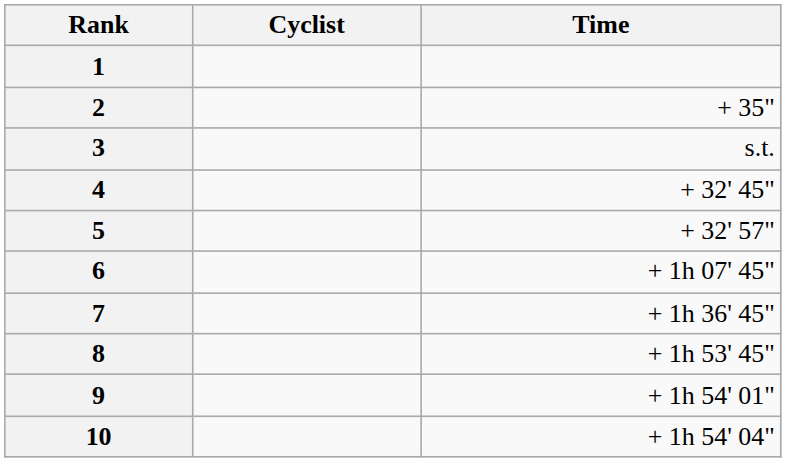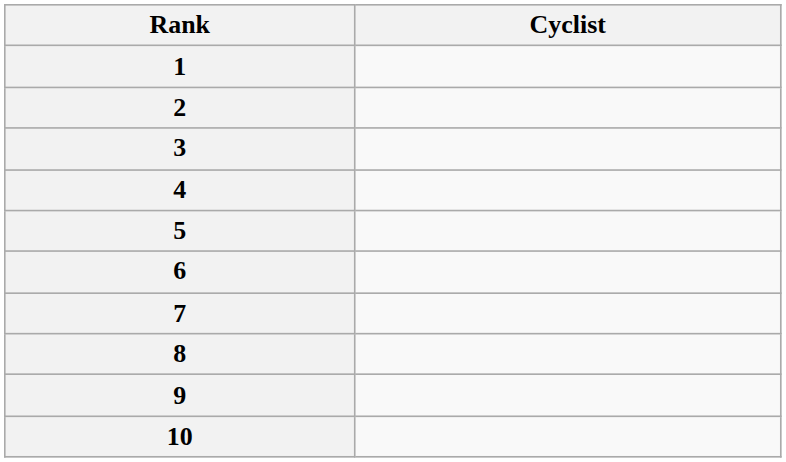- column: (601, 25)
